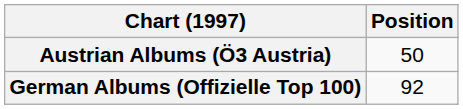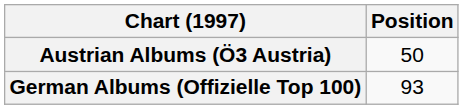(412, 87) 92 -> (412, 87) 93
